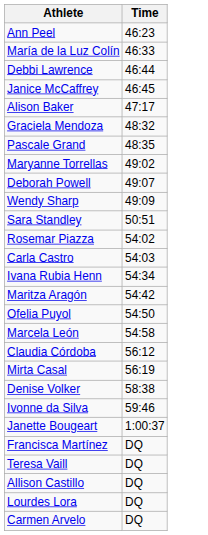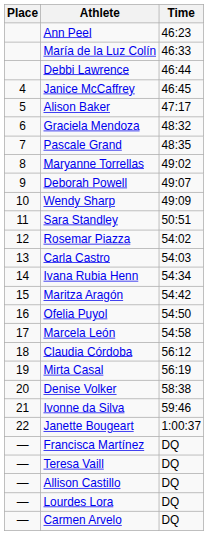+ column: (23, 13)
